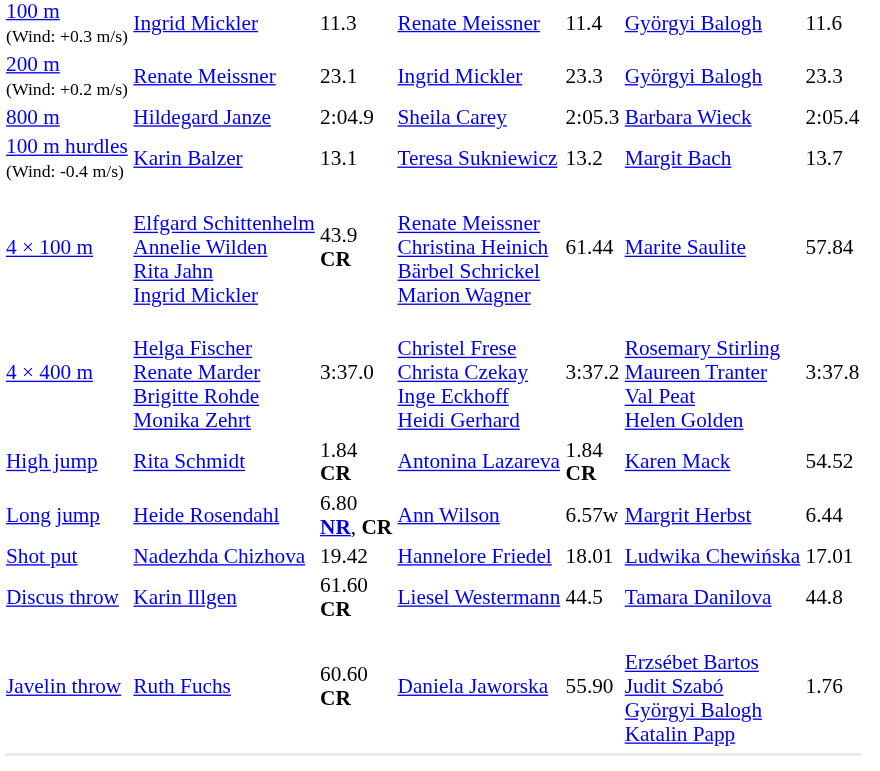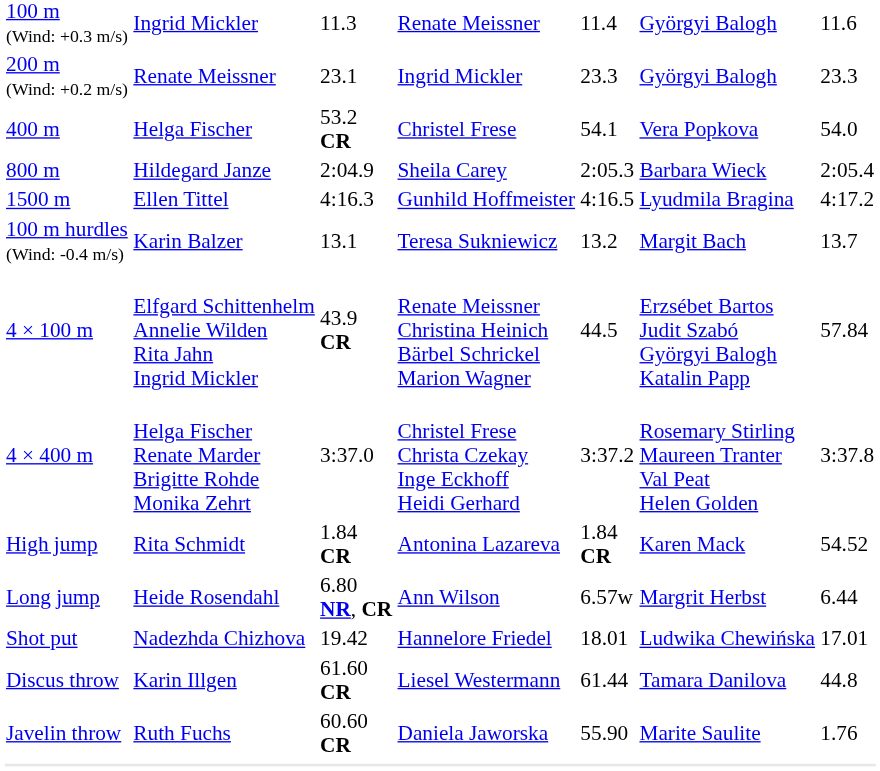+ row: (33, 129)
+ row: (38, 199)
(590, 247) 61.44 -> (599, 329) 44.5
(685, 247) Marite Saulite -> (708, 341) Erzsébet Bartos Judit Szabó Györgyi Balogh Katalin Papp
(584, 597) 44.5 -> (604, 679) 61.44
(693, 698) Erzsébet Bartos Judit Szabó Györgyi Balogh Katalin Papp -> (700, 732) Marite Saulite
